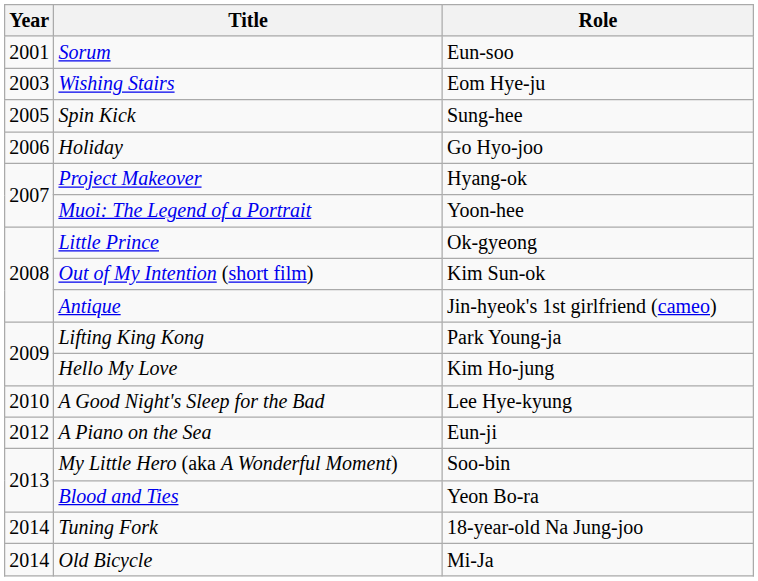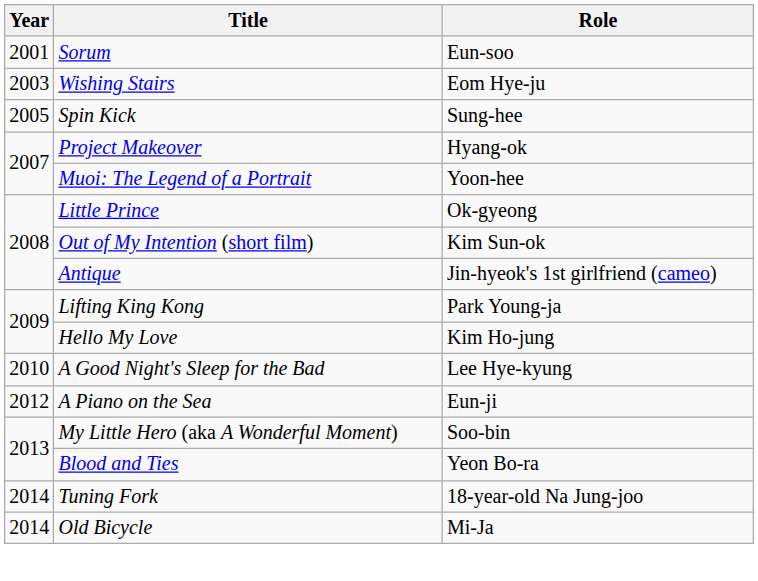- row: (91, 147)
